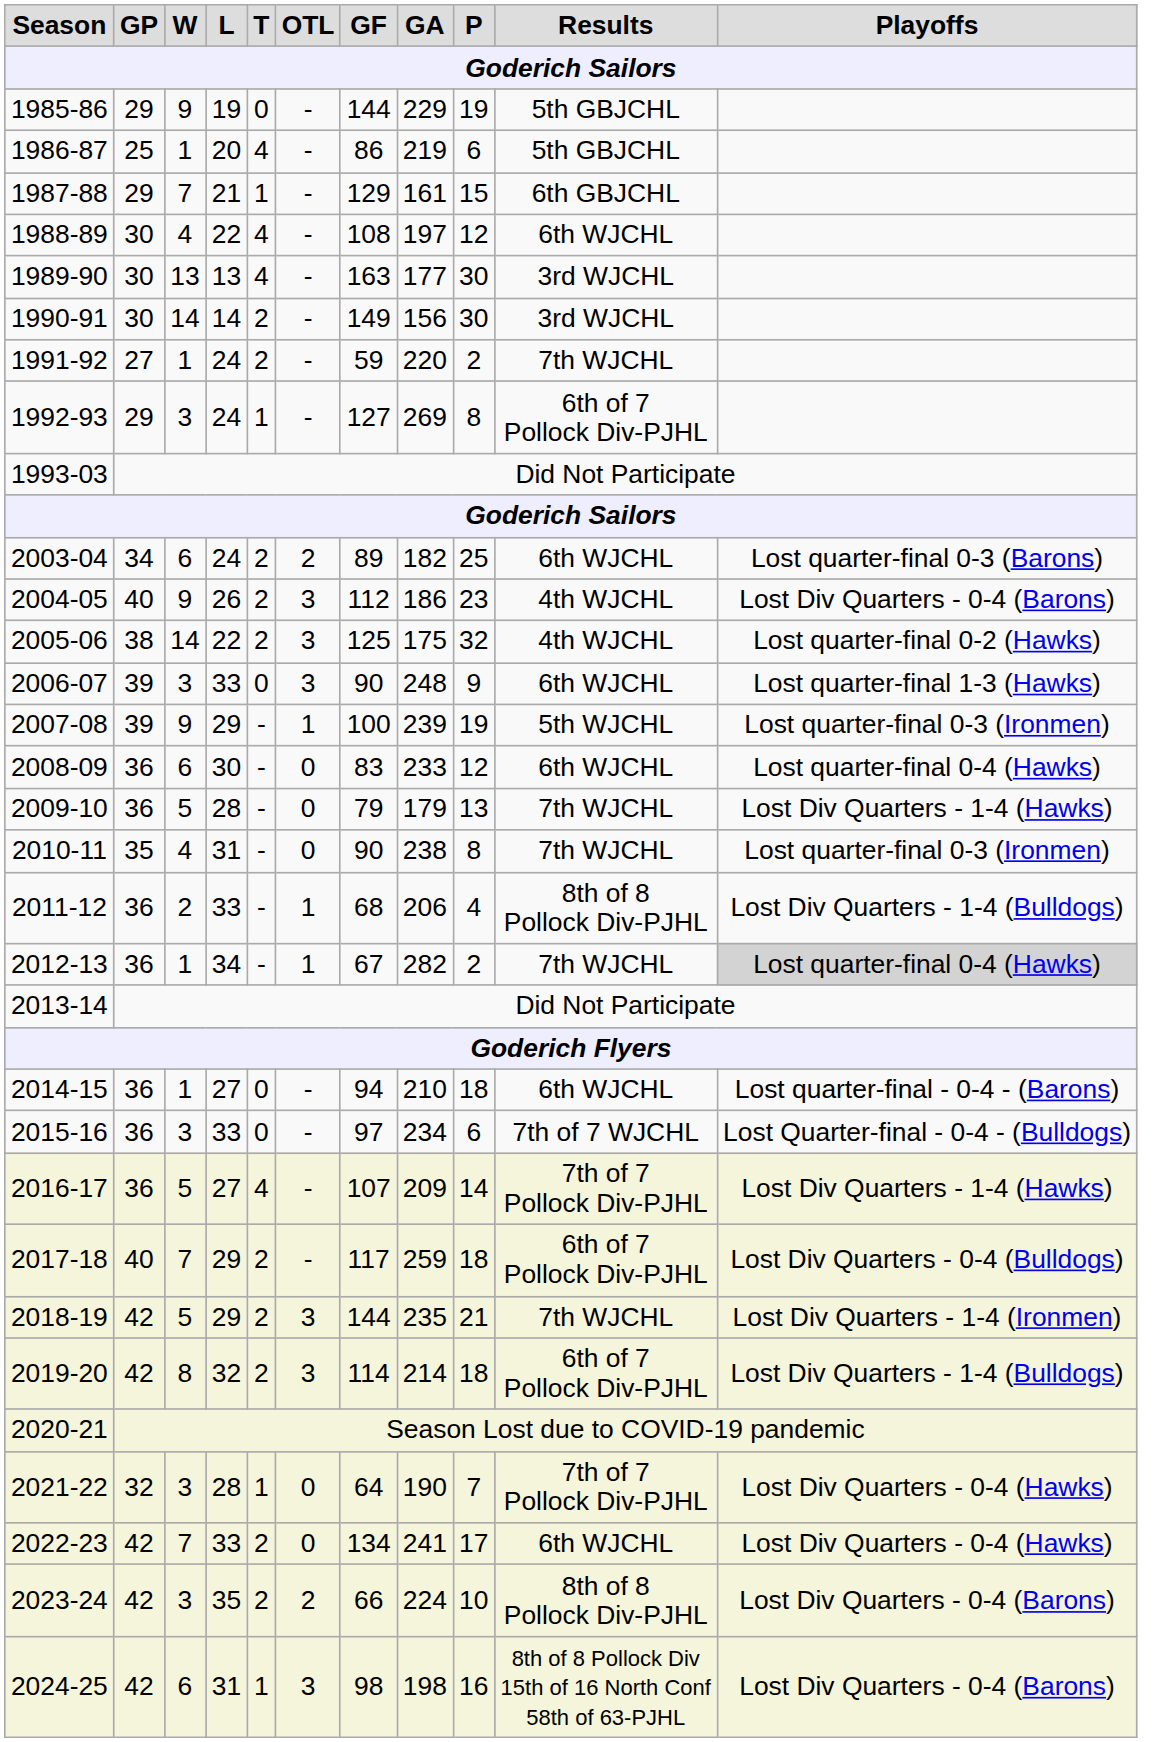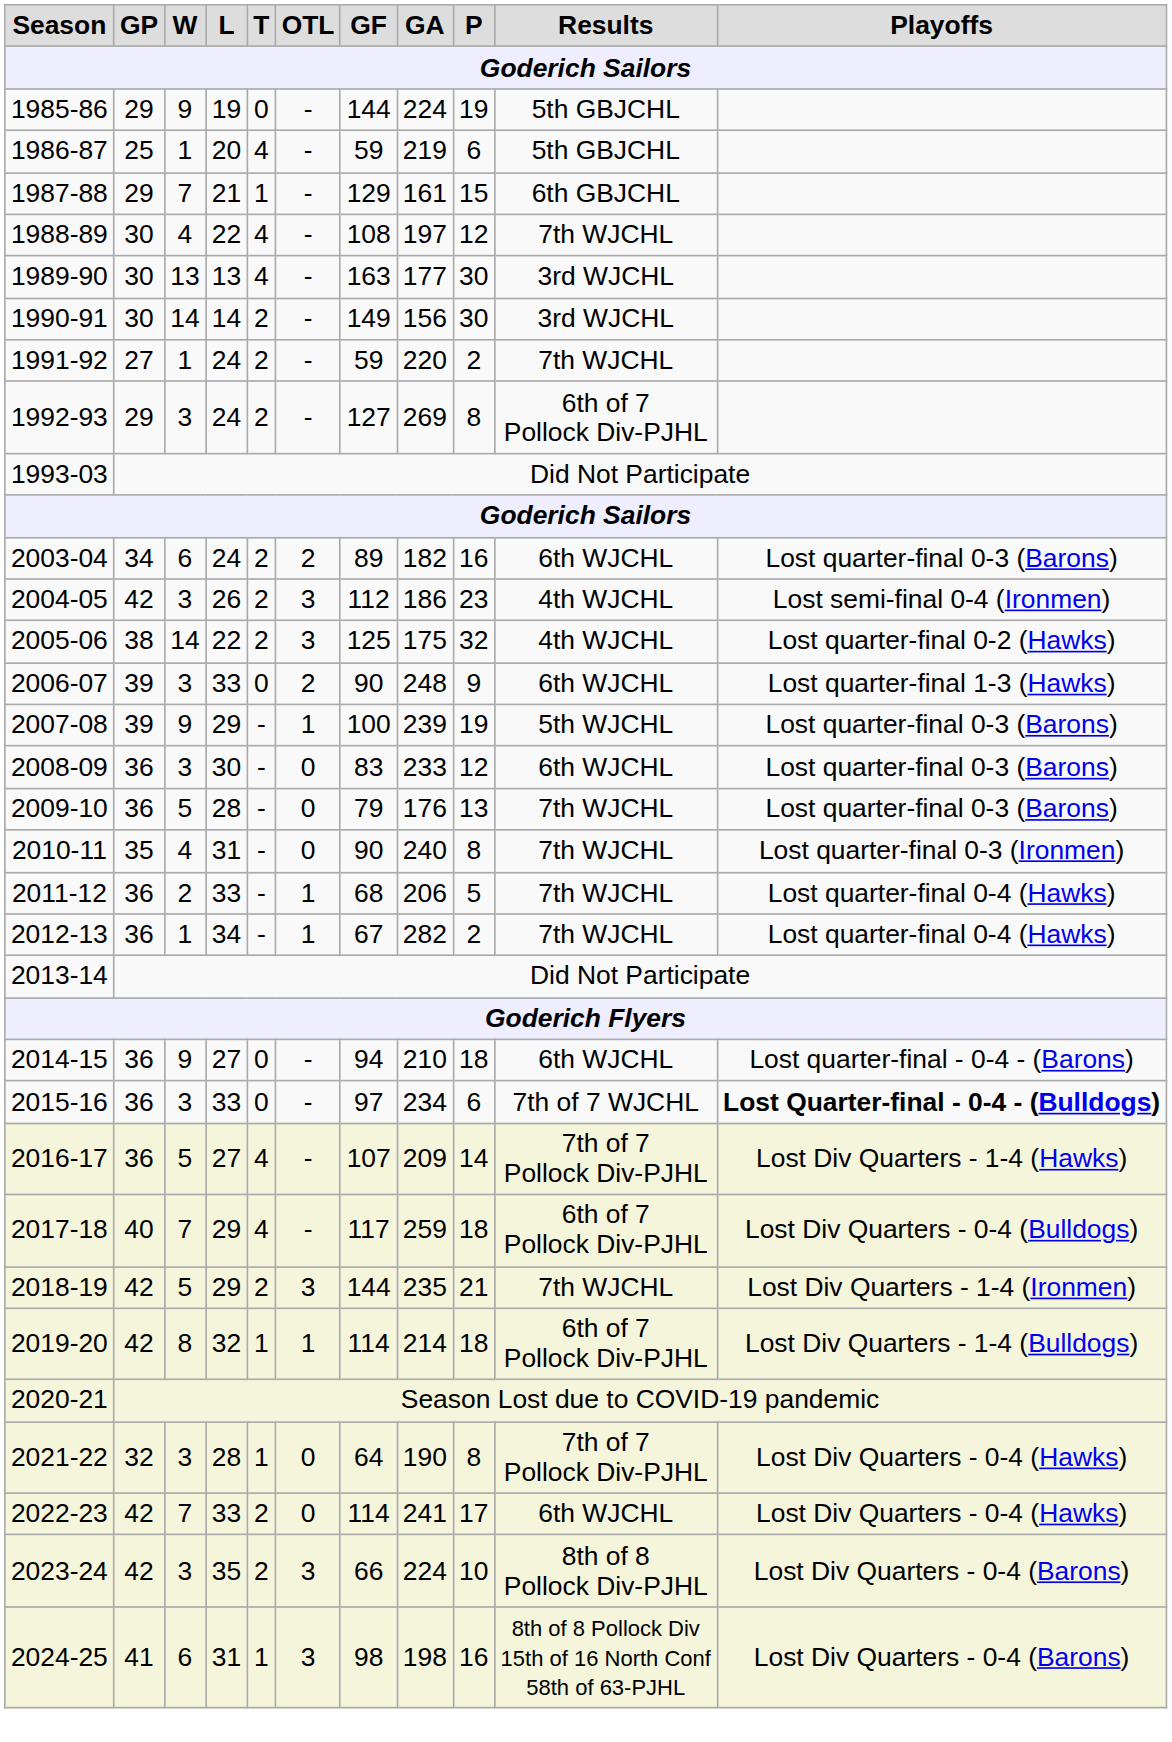(425, 109) 229 -> (425, 109) 224
(369, 151) 86 -> (369, 151) 59
(606, 234) 6th WJCHL -> (606, 234) 7th WJCHL
(261, 417) 1 -> (261, 417) 2
(474, 557) 25 -> (474, 557) 16
(139, 599) 40 -> (139, 599) 42
(185, 599) 9 -> (185, 599) 3
(927, 599) Lost Div Quarters - 0-4 (Barons) -> (942, 599) Lost semi-final 0-4 (Ironmen)
(308, 683) 3 -> (308, 683) 2
(927, 725) Lost quarter-final 0-3 (Ironmen) -> (942, 725) Lost quarter-final 0-3 (Barons)
(185, 766) 6 -> (185, 766) 3
(927, 766) Lost quarter-final 0-4 (Hawks) -> (942, 766) Lost quarter-final 0-3 (Barons)
(425, 808) 179 -> (425, 808) 176
(927, 808) Lost Div Quarters - 1-4 (Hawks) -> (942, 808) Lost quarter-final 0-3 (Barons)
(425, 850) 238 -> (425, 850) 240
(474, 907) 4 -> (474, 892) 5
(606, 907) 8th of 8 Pollock Div-PJHL -> (606, 892) 7th WJCHL
(927, 907) Lost Div Quarters - 1-4 (Bulldogs) -> (942, 892) Lost quarter-final 0-4 (Hawks)
(927, 964) lightgrey background -> (942, 934) no background
(185, 1089) 1 -> (185, 1059) 9
(927, 1131) normal -> (942, 1101) bold
(261, 1259) 2 -> (261, 1230) 4
(261, 1373) 2 -> (261, 1343) 1
(308, 1373) 3 -> (308, 1343) 1
(474, 1486) 7 -> (474, 1457) 8
(369, 1543) 134 -> (369, 1513) 114
(308, 1600) 2 -> (308, 1570) 3
(139, 1686) 42 -> (139, 1656) 41
